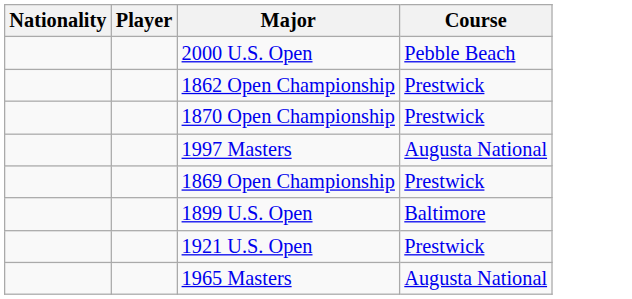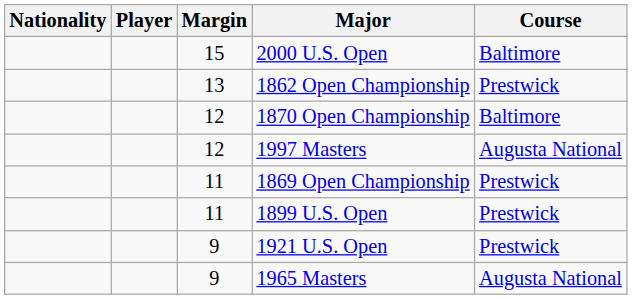+ column: (214, 20)
(460, 52) Pebble Beach -> (520, 52) Baltimore
(444, 117) Prestwick -> (520, 117) Baltimore
(445, 213) Baltimore -> (519, 213) Prestwick
